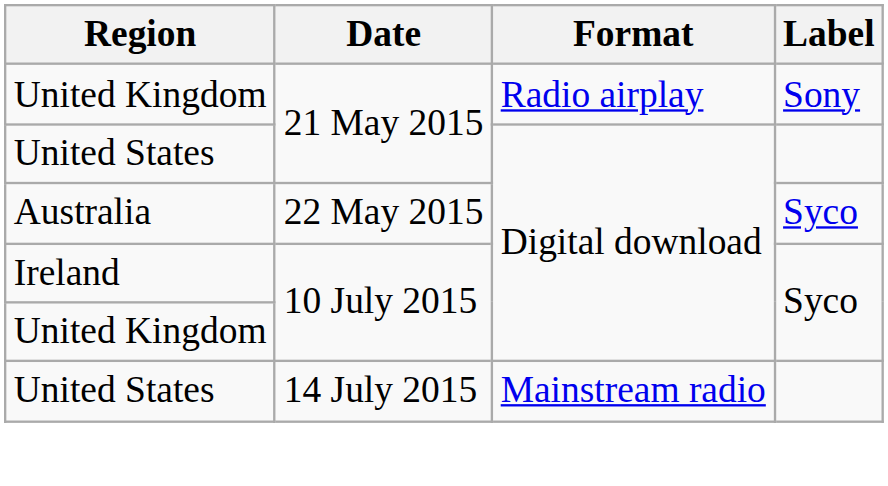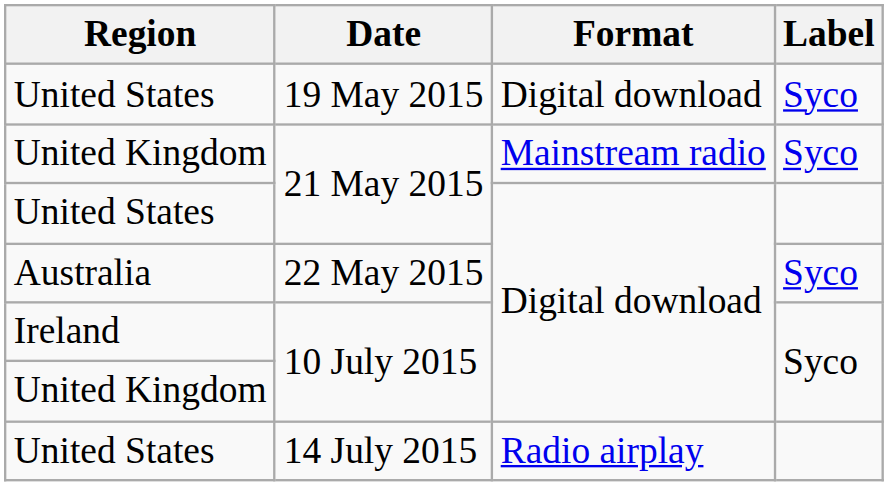+ row: (114, 93)
(602, 93) Radio airplay -> (633, 152) Mainstream radio
(822, 93) Sony -> (821, 152) Syco
(633, 390) Mainstream radio -> (602, 449) Radio airplay
